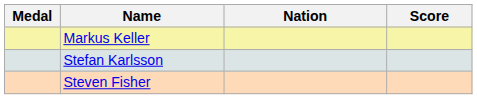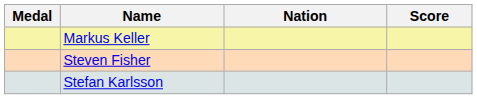rows swapped: (113, 61) <-> (107, 83)
